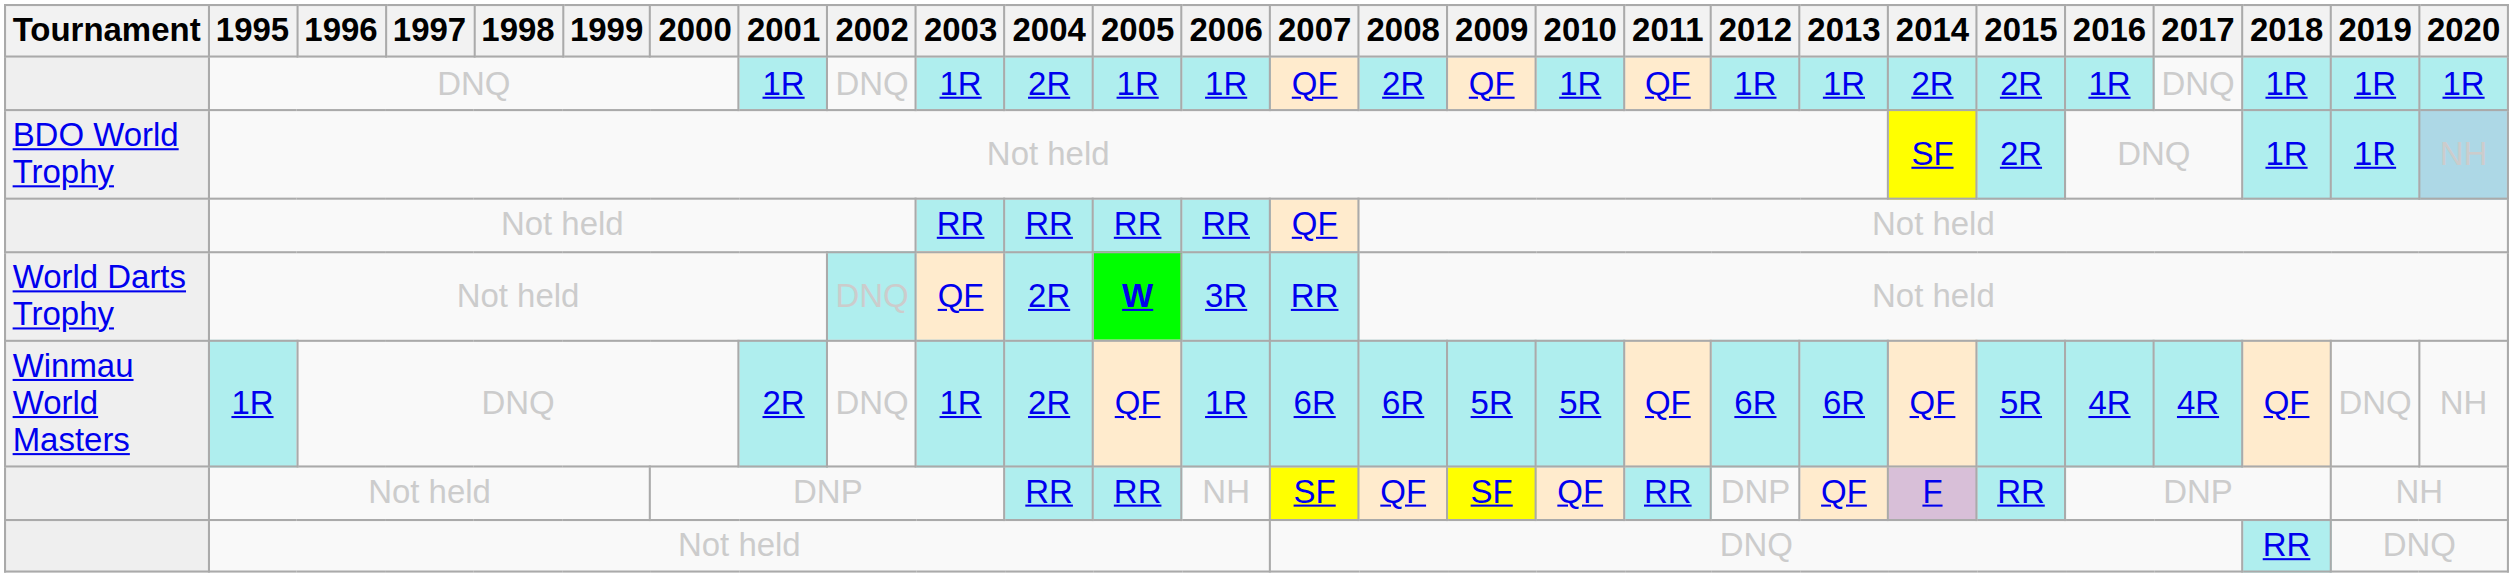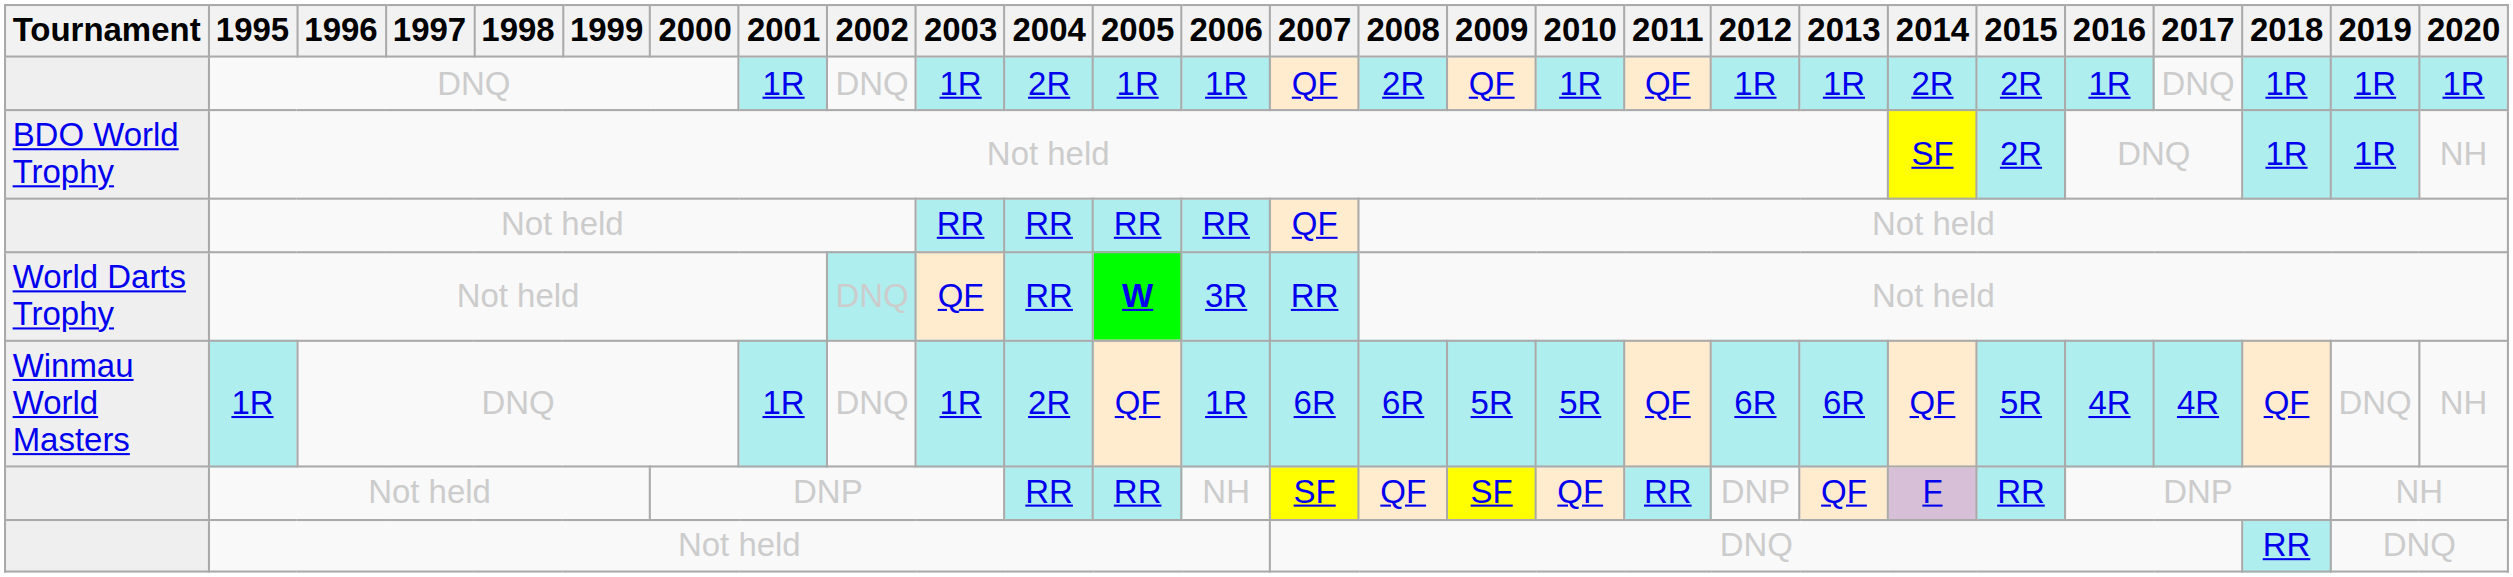(2464, 153) lightblue background -> (2464, 153) no background
(1049, 295) 2R -> (1049, 295) RR
(784, 403) 2R -> (784, 403) 1R
